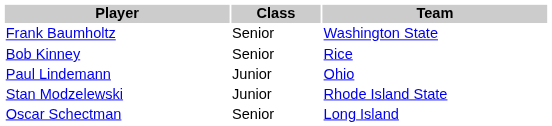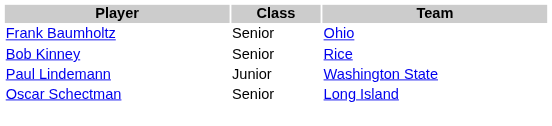(381, 33) Washington State -> (339, 33) Ohio
(339, 74) Ohio -> (381, 74) Washington State
- row: (64, 94)
